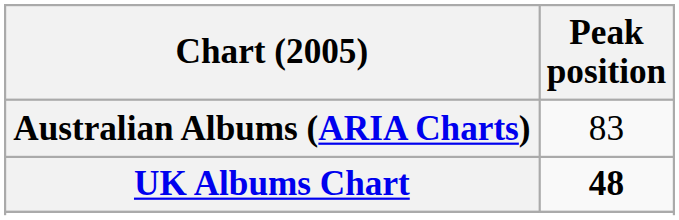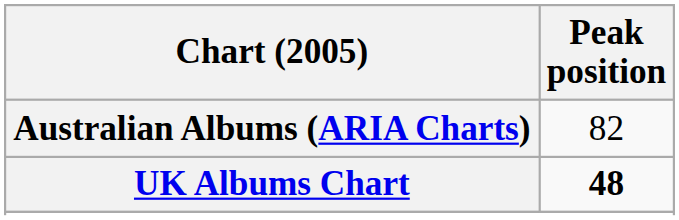(606, 127) 83 -> (606, 127) 82
